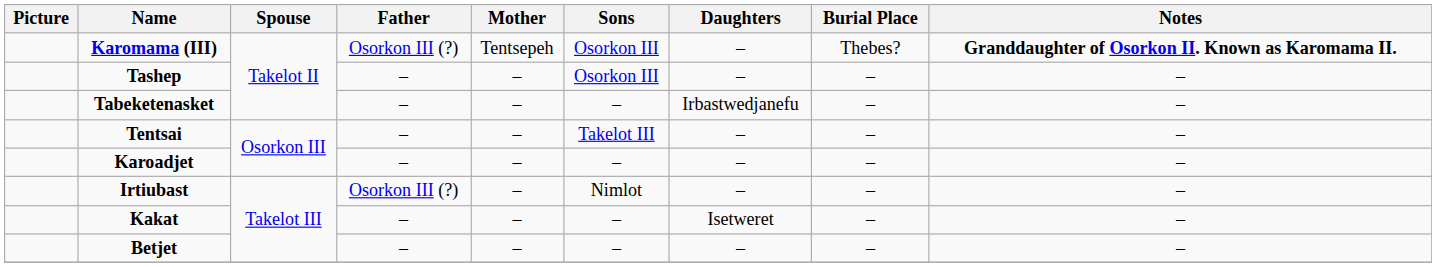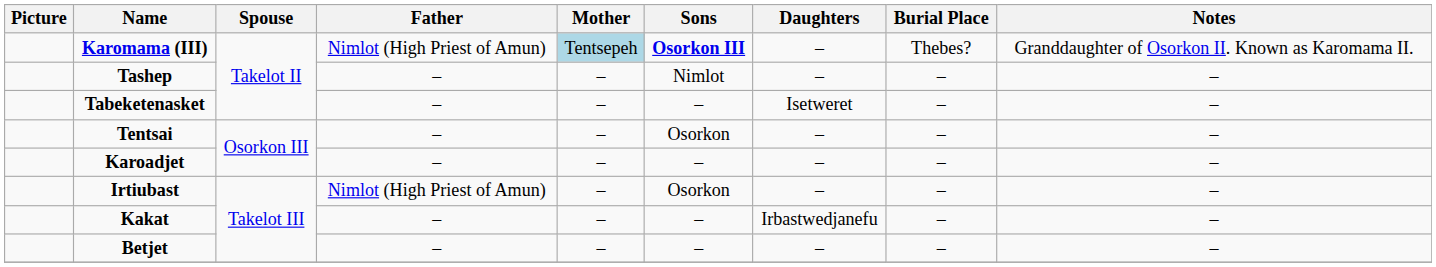(404, 47) Osorkon III (?) -> (437, 47) Nimlot (High Priest of Amun)
(517, 47) no background -> (601, 47) lightblue background
(616, 47) normal -> (699, 47) bold
(1180, 47) bold -> (1214, 47) normal
(616, 76) Osorkon III -> (699, 76) Nimlot
(741, 104) Irbastwedjanefu -> (819, 104) Isetweret
(616, 133) Takelot III -> (699, 133) Osorkon
(404, 190) Osorkon III (?) -> (437, 190) Nimlot (High Priest of Amun)
(616, 190) Nimlot -> (699, 190) Osorkon
(741, 219) Isetweret -> (819, 219) Irbastwedjanefu
